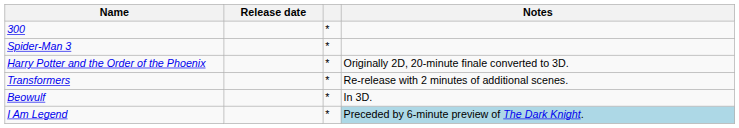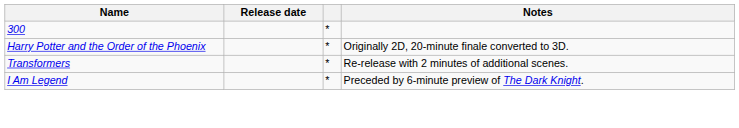- row: (39, 47)
- row: (26, 98)
(464, 115) lightblue background -> (464, 81) no background
